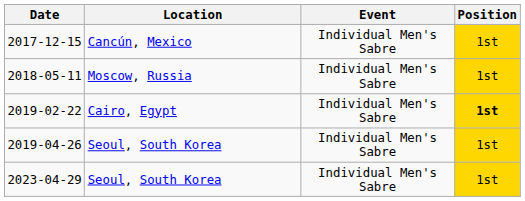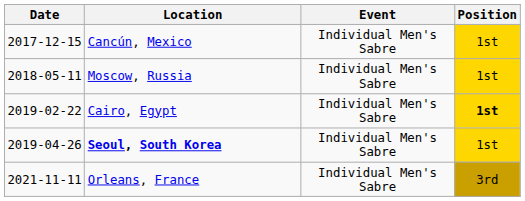(155, 145) normal -> (155, 145) bold
+ row: (45, 179)
- row: (45, 179)
